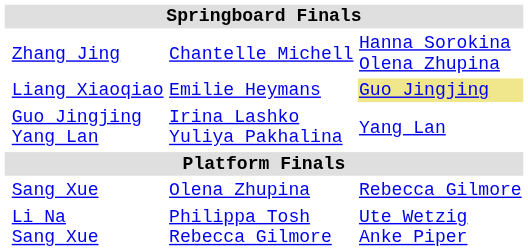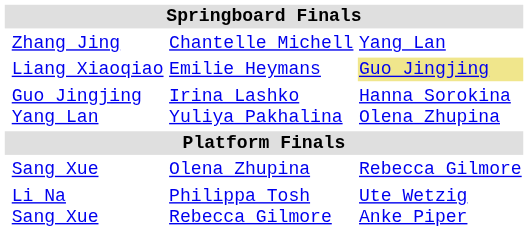(435, 53) Hanna Sorokina Olena Zhupina -> (402, 43) Yang Lan
(402, 127) Yang Lan -> (435, 106) Hanna Sorokina Olena Zhupina
